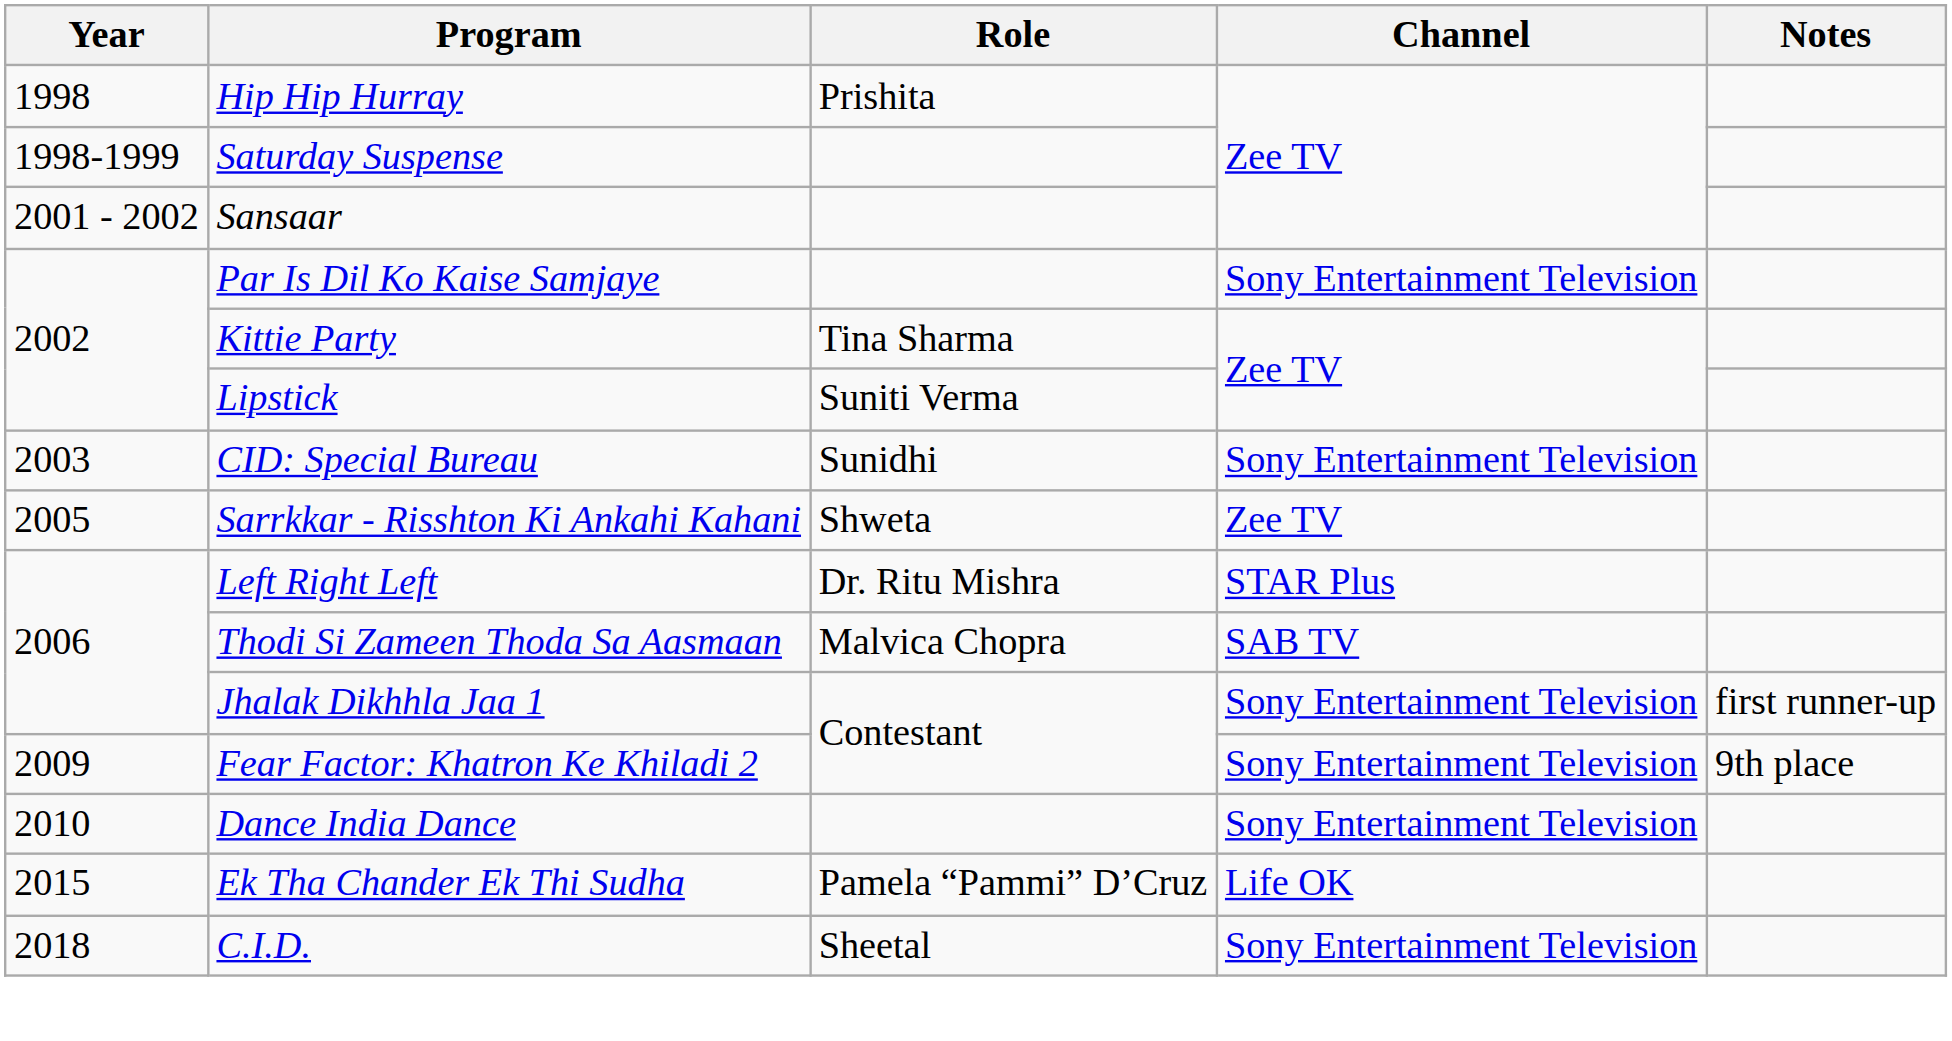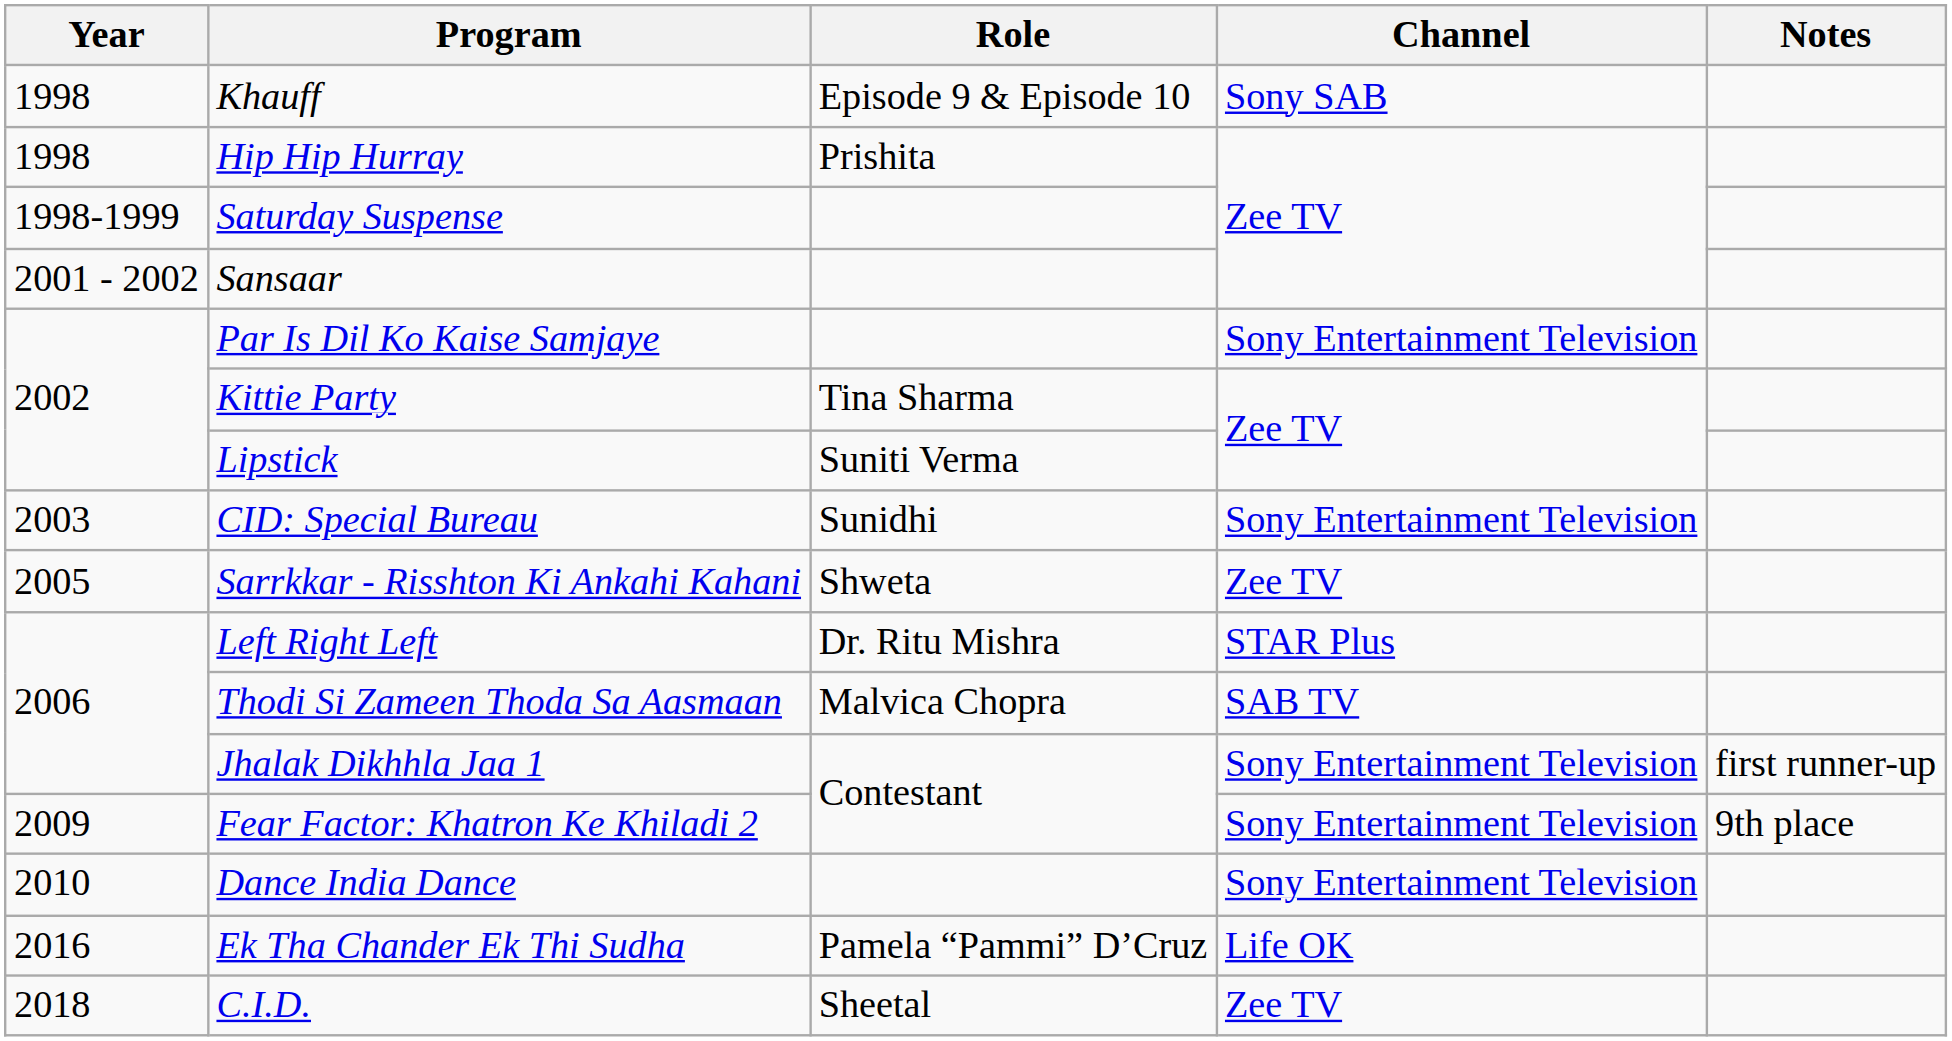+ row: (269, 95)
(52, 883) 2015 -> (52, 944) 2016
(1461, 944) Sony Entertainment Television -> (1284, 1005) Zee TV
